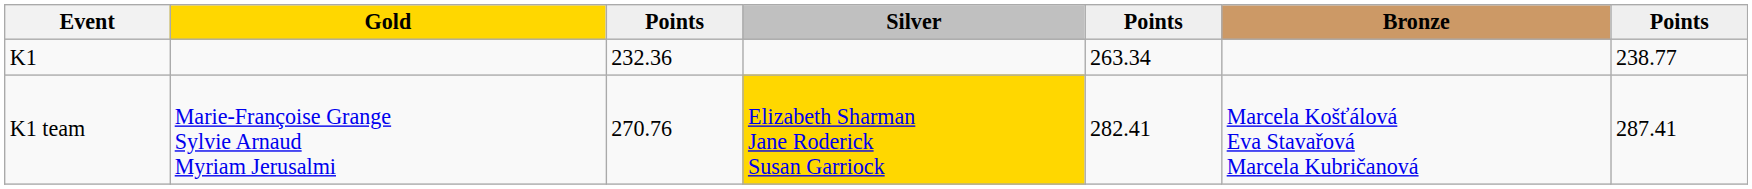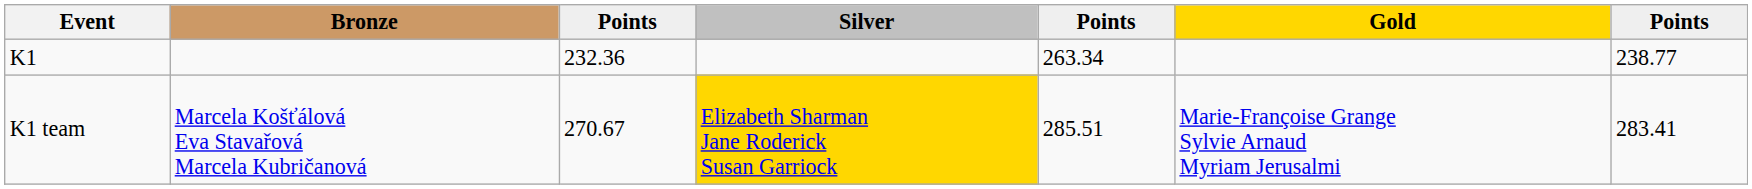columns swapped: (388, 22) <-> (1416, 22)
(642, 129) 270.76 -> (594, 129) 270.67
(1120, 129) 282.41 -> (1073, 129) 285.51
(1646, 129) 287.41 -> (1646, 129) 283.41
